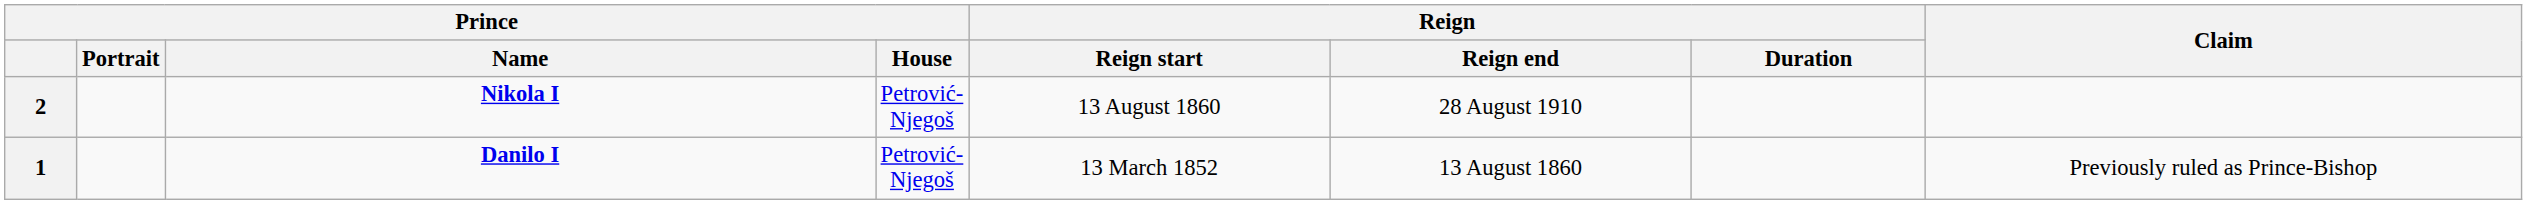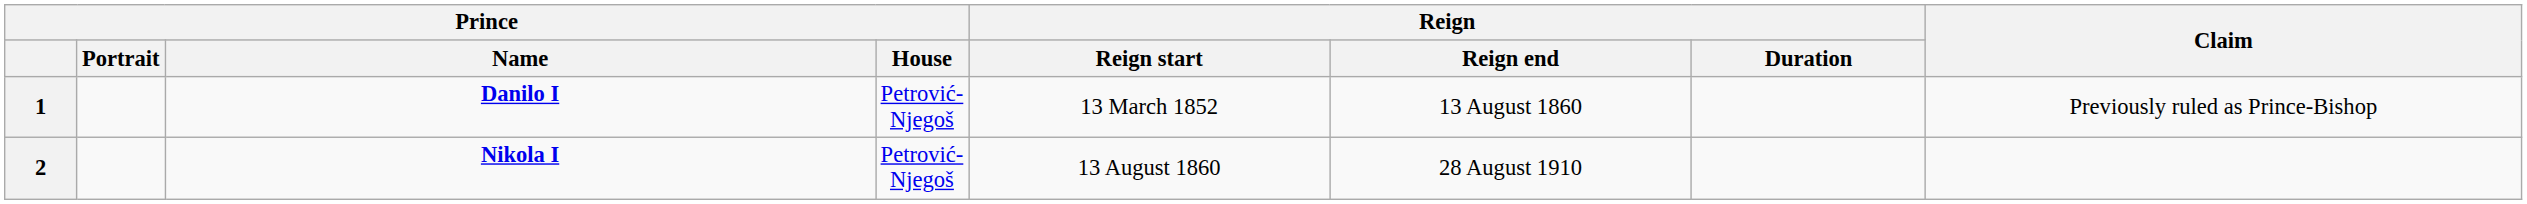rows swapped: (41, 167) <-> (41, 106)
